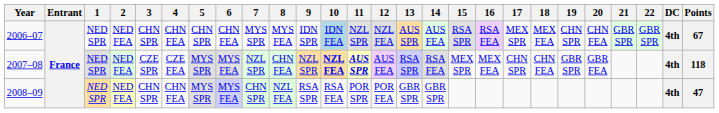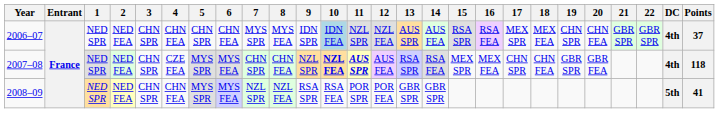(698, 35) 67 -> (698, 35) 37
(149, 64) CZE SPR -> (149, 64) CHN SPR
(256, 64) NZL SPR -> (256, 64) CHN SPR
(256, 92) CHN SPR -> (256, 92) NZL SPR
(672, 92) 4th -> (672, 92) 5th
(698, 92) 47 -> (698, 92) 41
